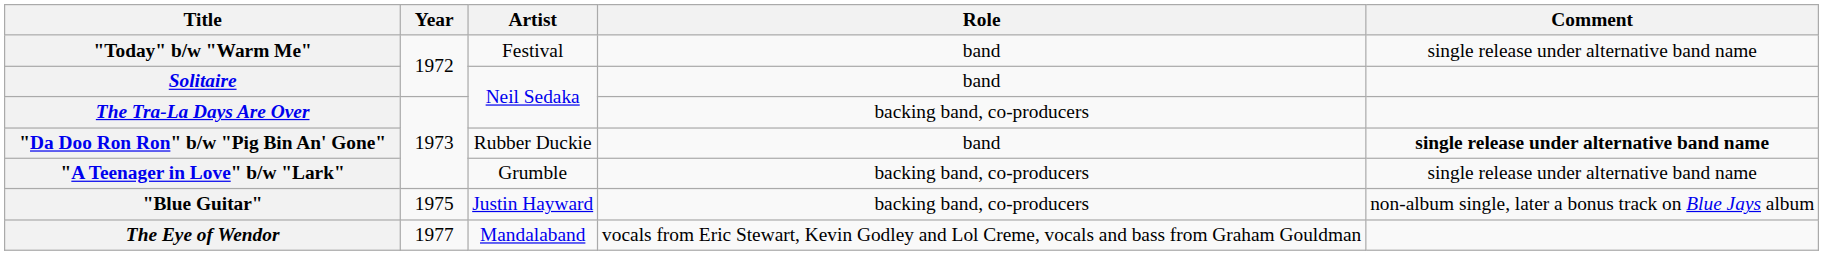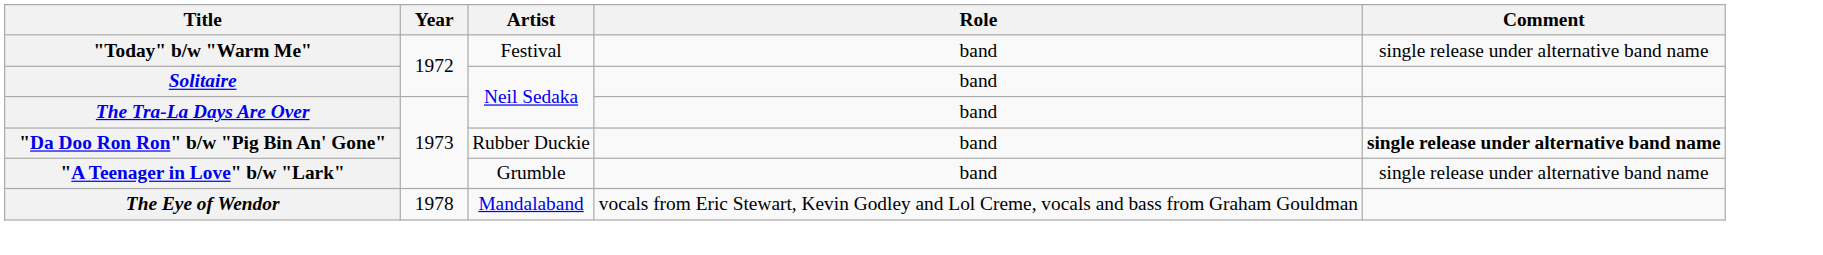(982, 111) backing band, co-producers -> (978, 111) band
(982, 173) backing band, co-producers -> (978, 173) band
- row: (203, 204)
(434, 234) 1977 -> (434, 204) 1978
